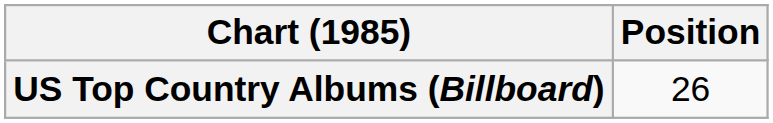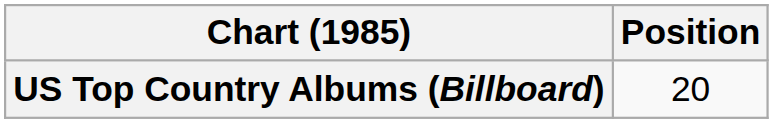(691, 88) 26 -> (691, 88) 20
